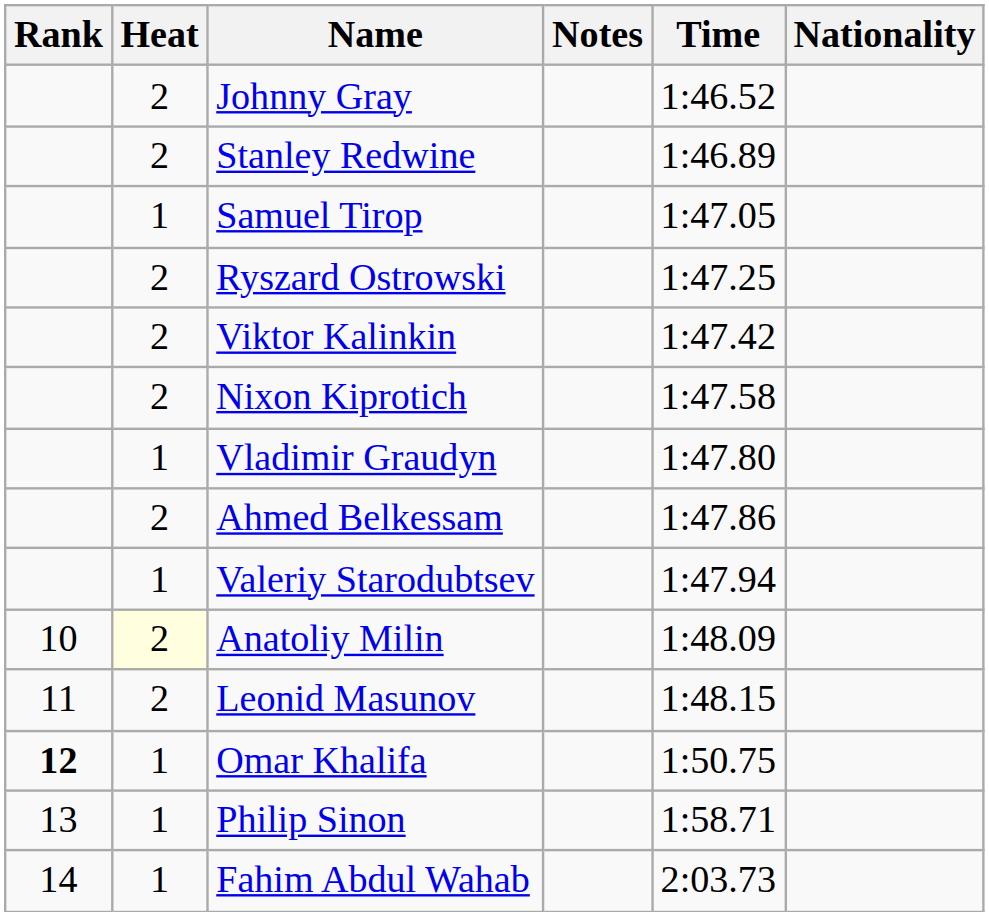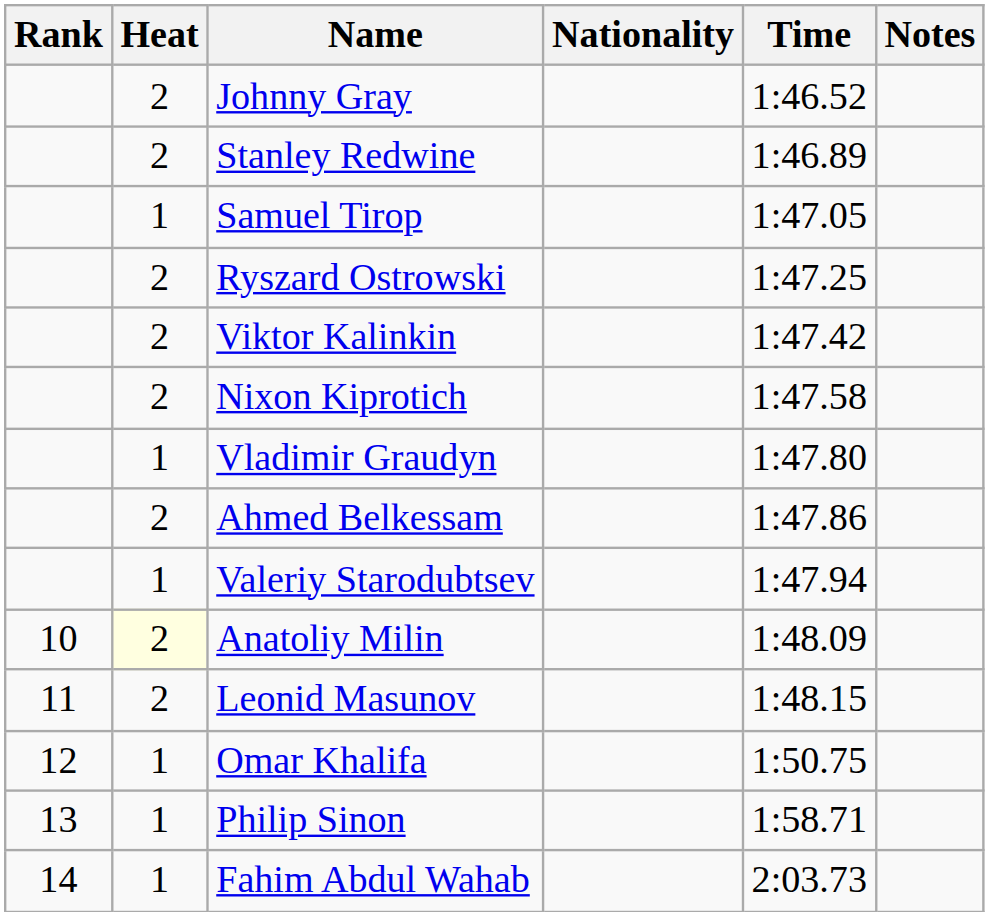columns swapped: (884, 34) <-> (598, 34)
(58, 759) bold -> (58, 759) normal
